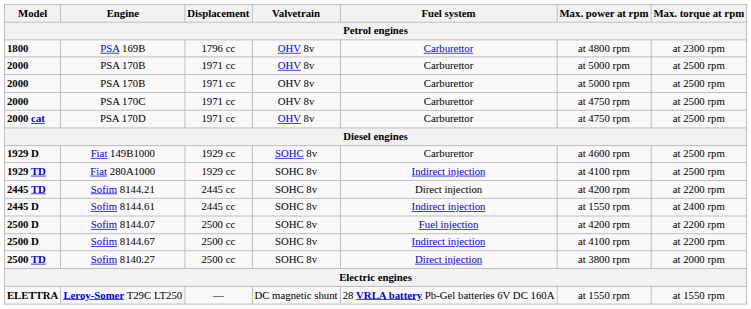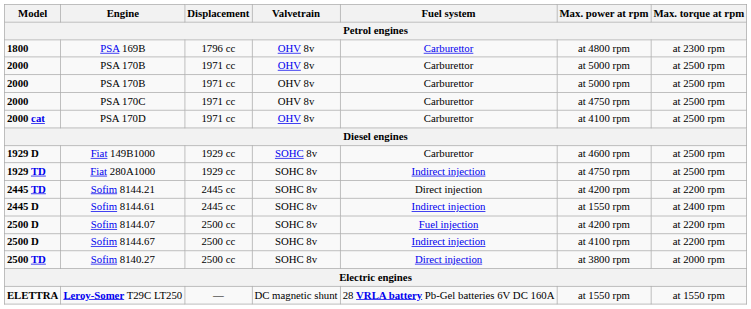(604, 118) at 4750 rpm -> (604, 118) at 4100 rpm
(604, 171) at 4100 rpm -> (604, 171) at 4750 rpm
